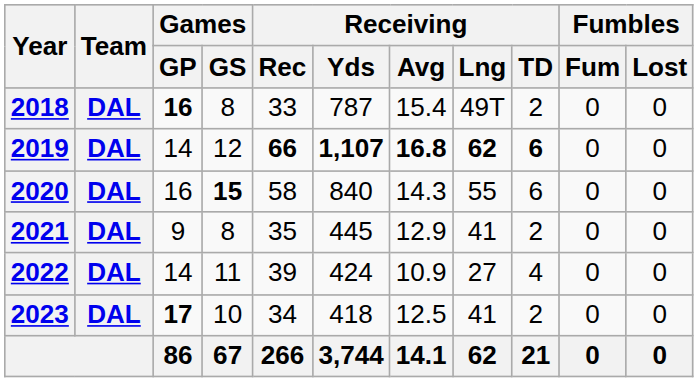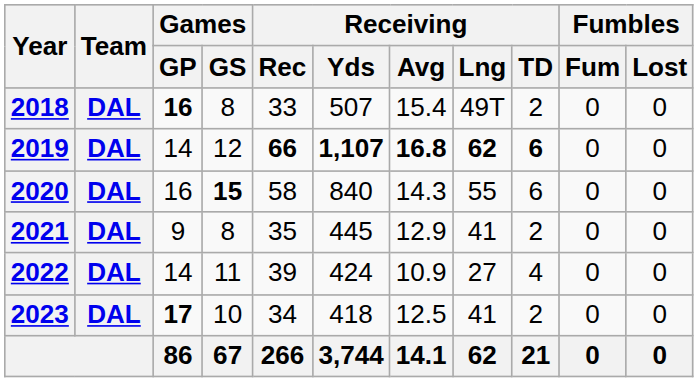(351, 107) 787 -> (351, 107) 507
